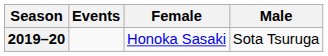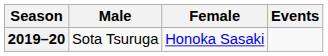columns swapped: (276, 16) <-> (96, 16)
